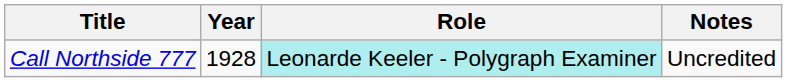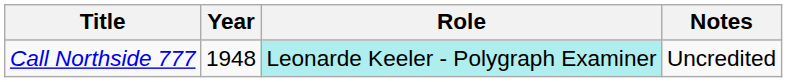(231, 58) 1928 -> (231, 58) 1948
